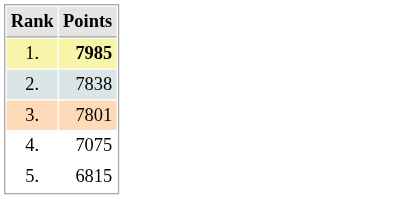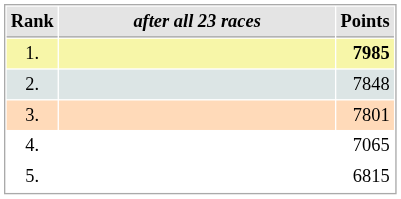+ column: (197, 21)
(94, 84) 7838 -> (371, 84) 7848
(94, 145) 7075 -> (371, 145) 7065
